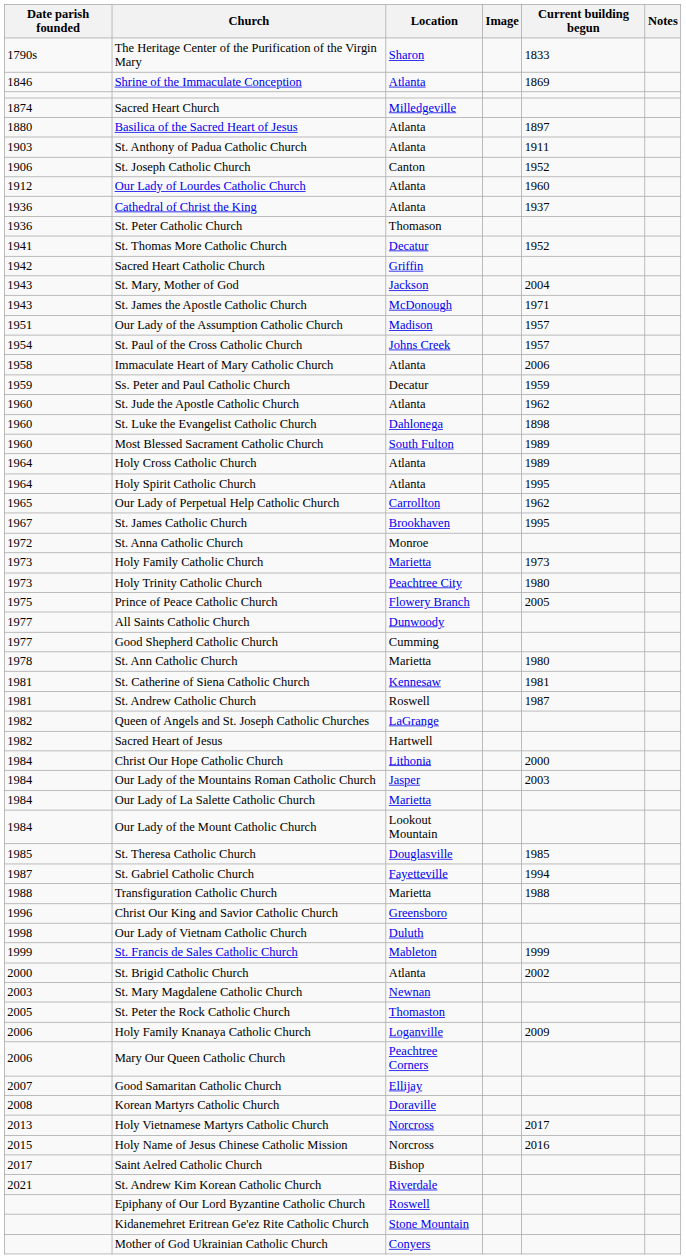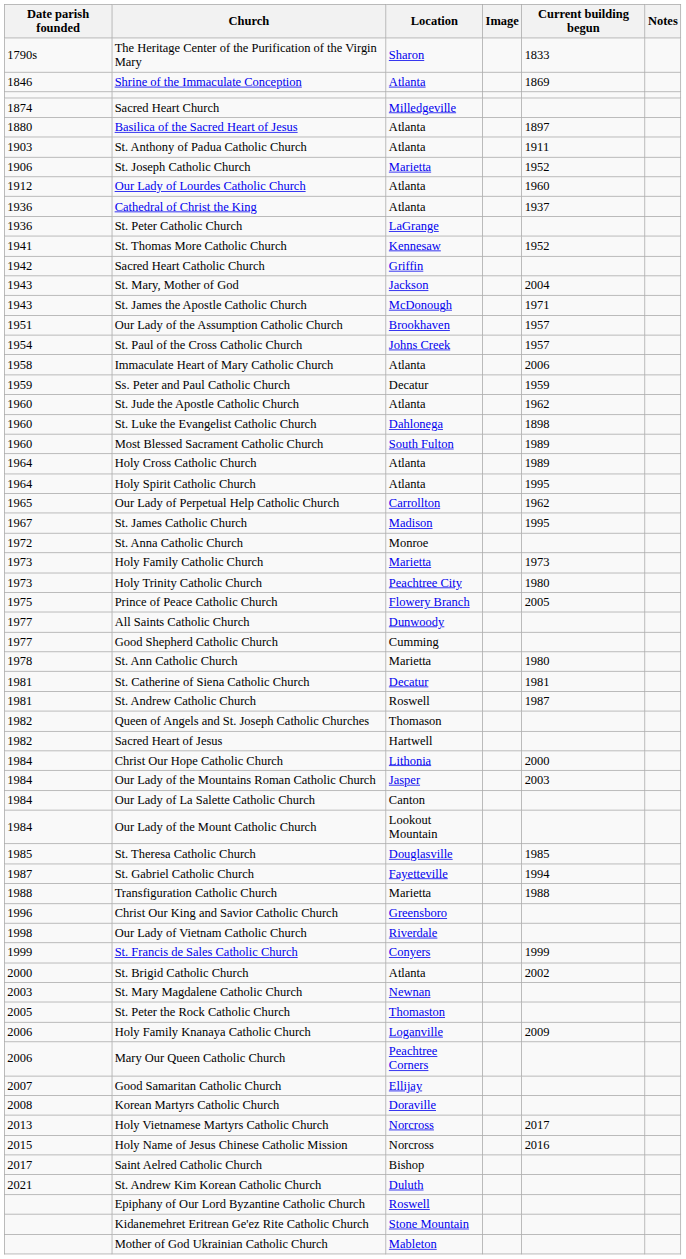(407, 166) Canton -> (410, 166) Marietta
(415, 226) Thomason -> (414, 226) LaGrange
(409, 246) Decatur -> (415, 246) Kennesaw
(411, 325) Madison -> (419, 325) Brookhaven
(419, 523) Brookhaven -> (411, 523) Madison
(415, 681) Kennesaw -> (409, 681) Decatur
(414, 721) LaGrange -> (415, 721) Thomason
(410, 800) Marietta -> (407, 800) Canton
(406, 933) Duluth -> (413, 933) Riverdale
(413, 952) Mableton -> (410, 952) Conyers
(413, 1184) Riverdale -> (406, 1184) Duluth
(410, 1244) Conyers -> (413, 1244) Mableton
